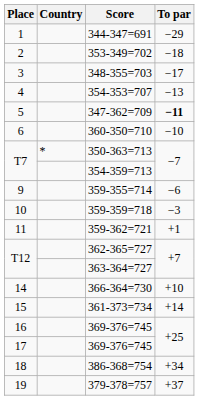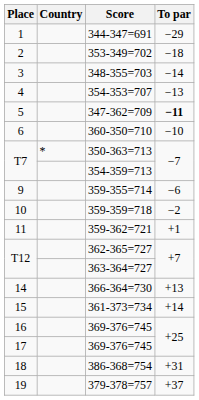(174, 73) −17 -> (174, 73) −14
(174, 209) −3 -> (174, 209) −2
(174, 288) +10 -> (174, 288) +13
(174, 366) +34 -> (174, 366) +31
